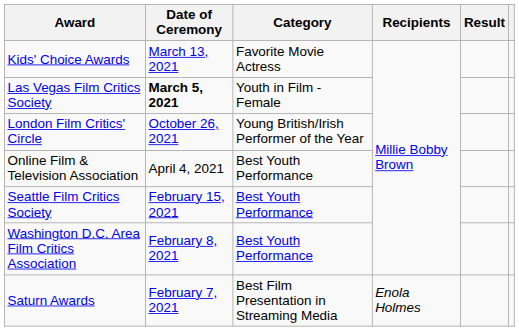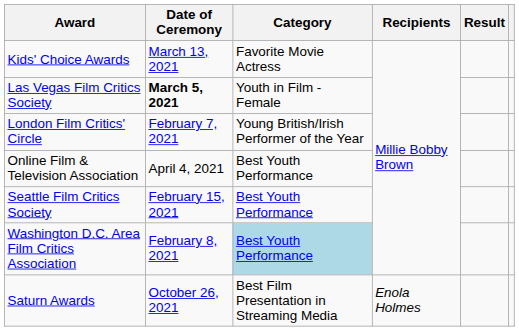(184, 132) October 26, 2021 -> (183, 132) February 7, 2021
(274, 248) no background -> (274, 248) lightblue background
(183, 300) February 7, 2021 -> (184, 300) October 26, 2021
